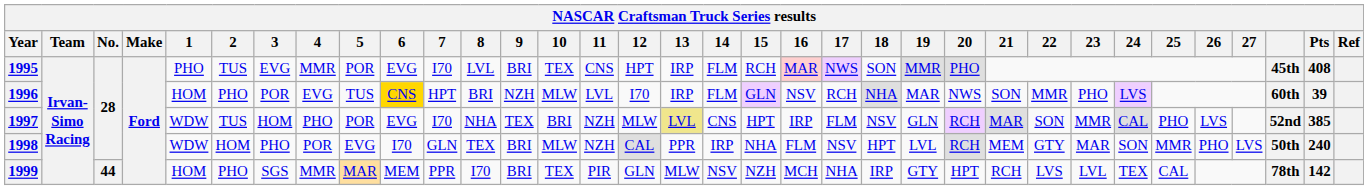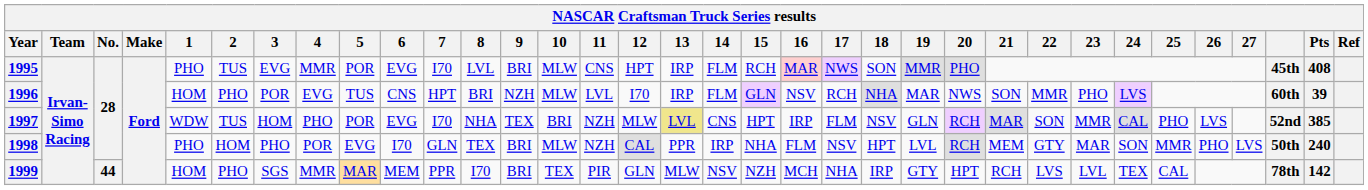(559, 68) TEX -> (559, 68) MLW
(402, 94) gold background -> (402, 94) no background
(189, 146) WDW -> (189, 146) PHO
